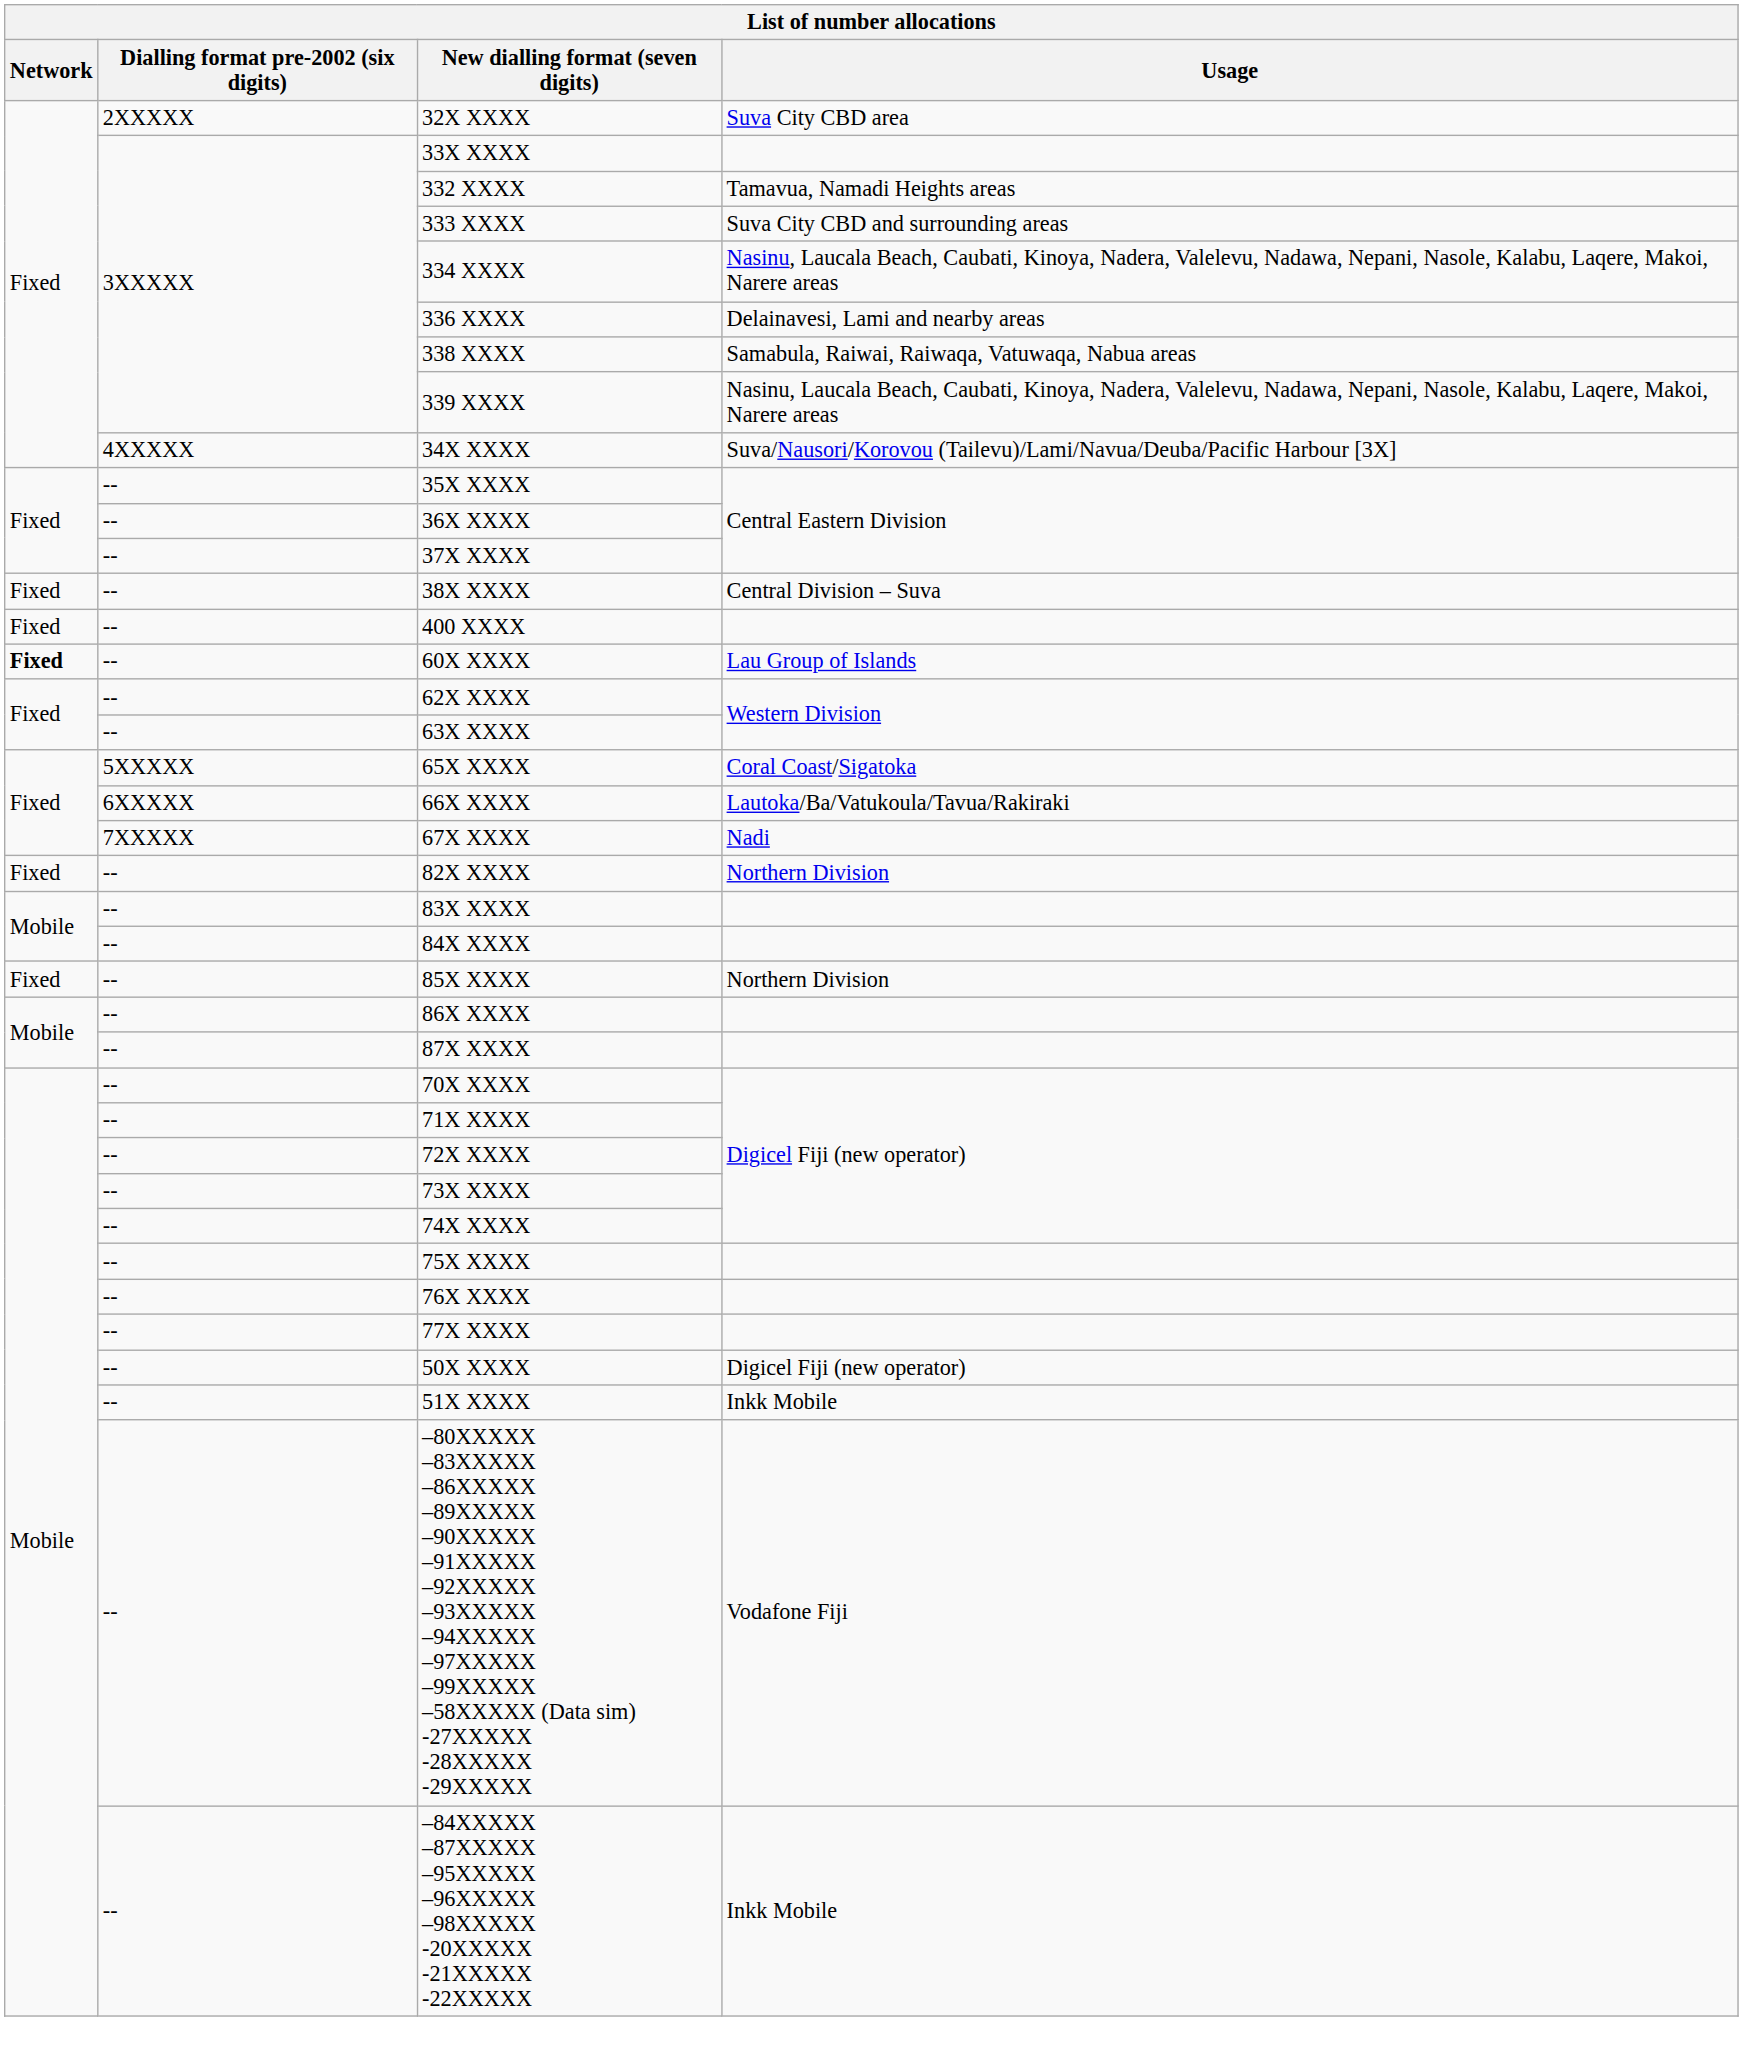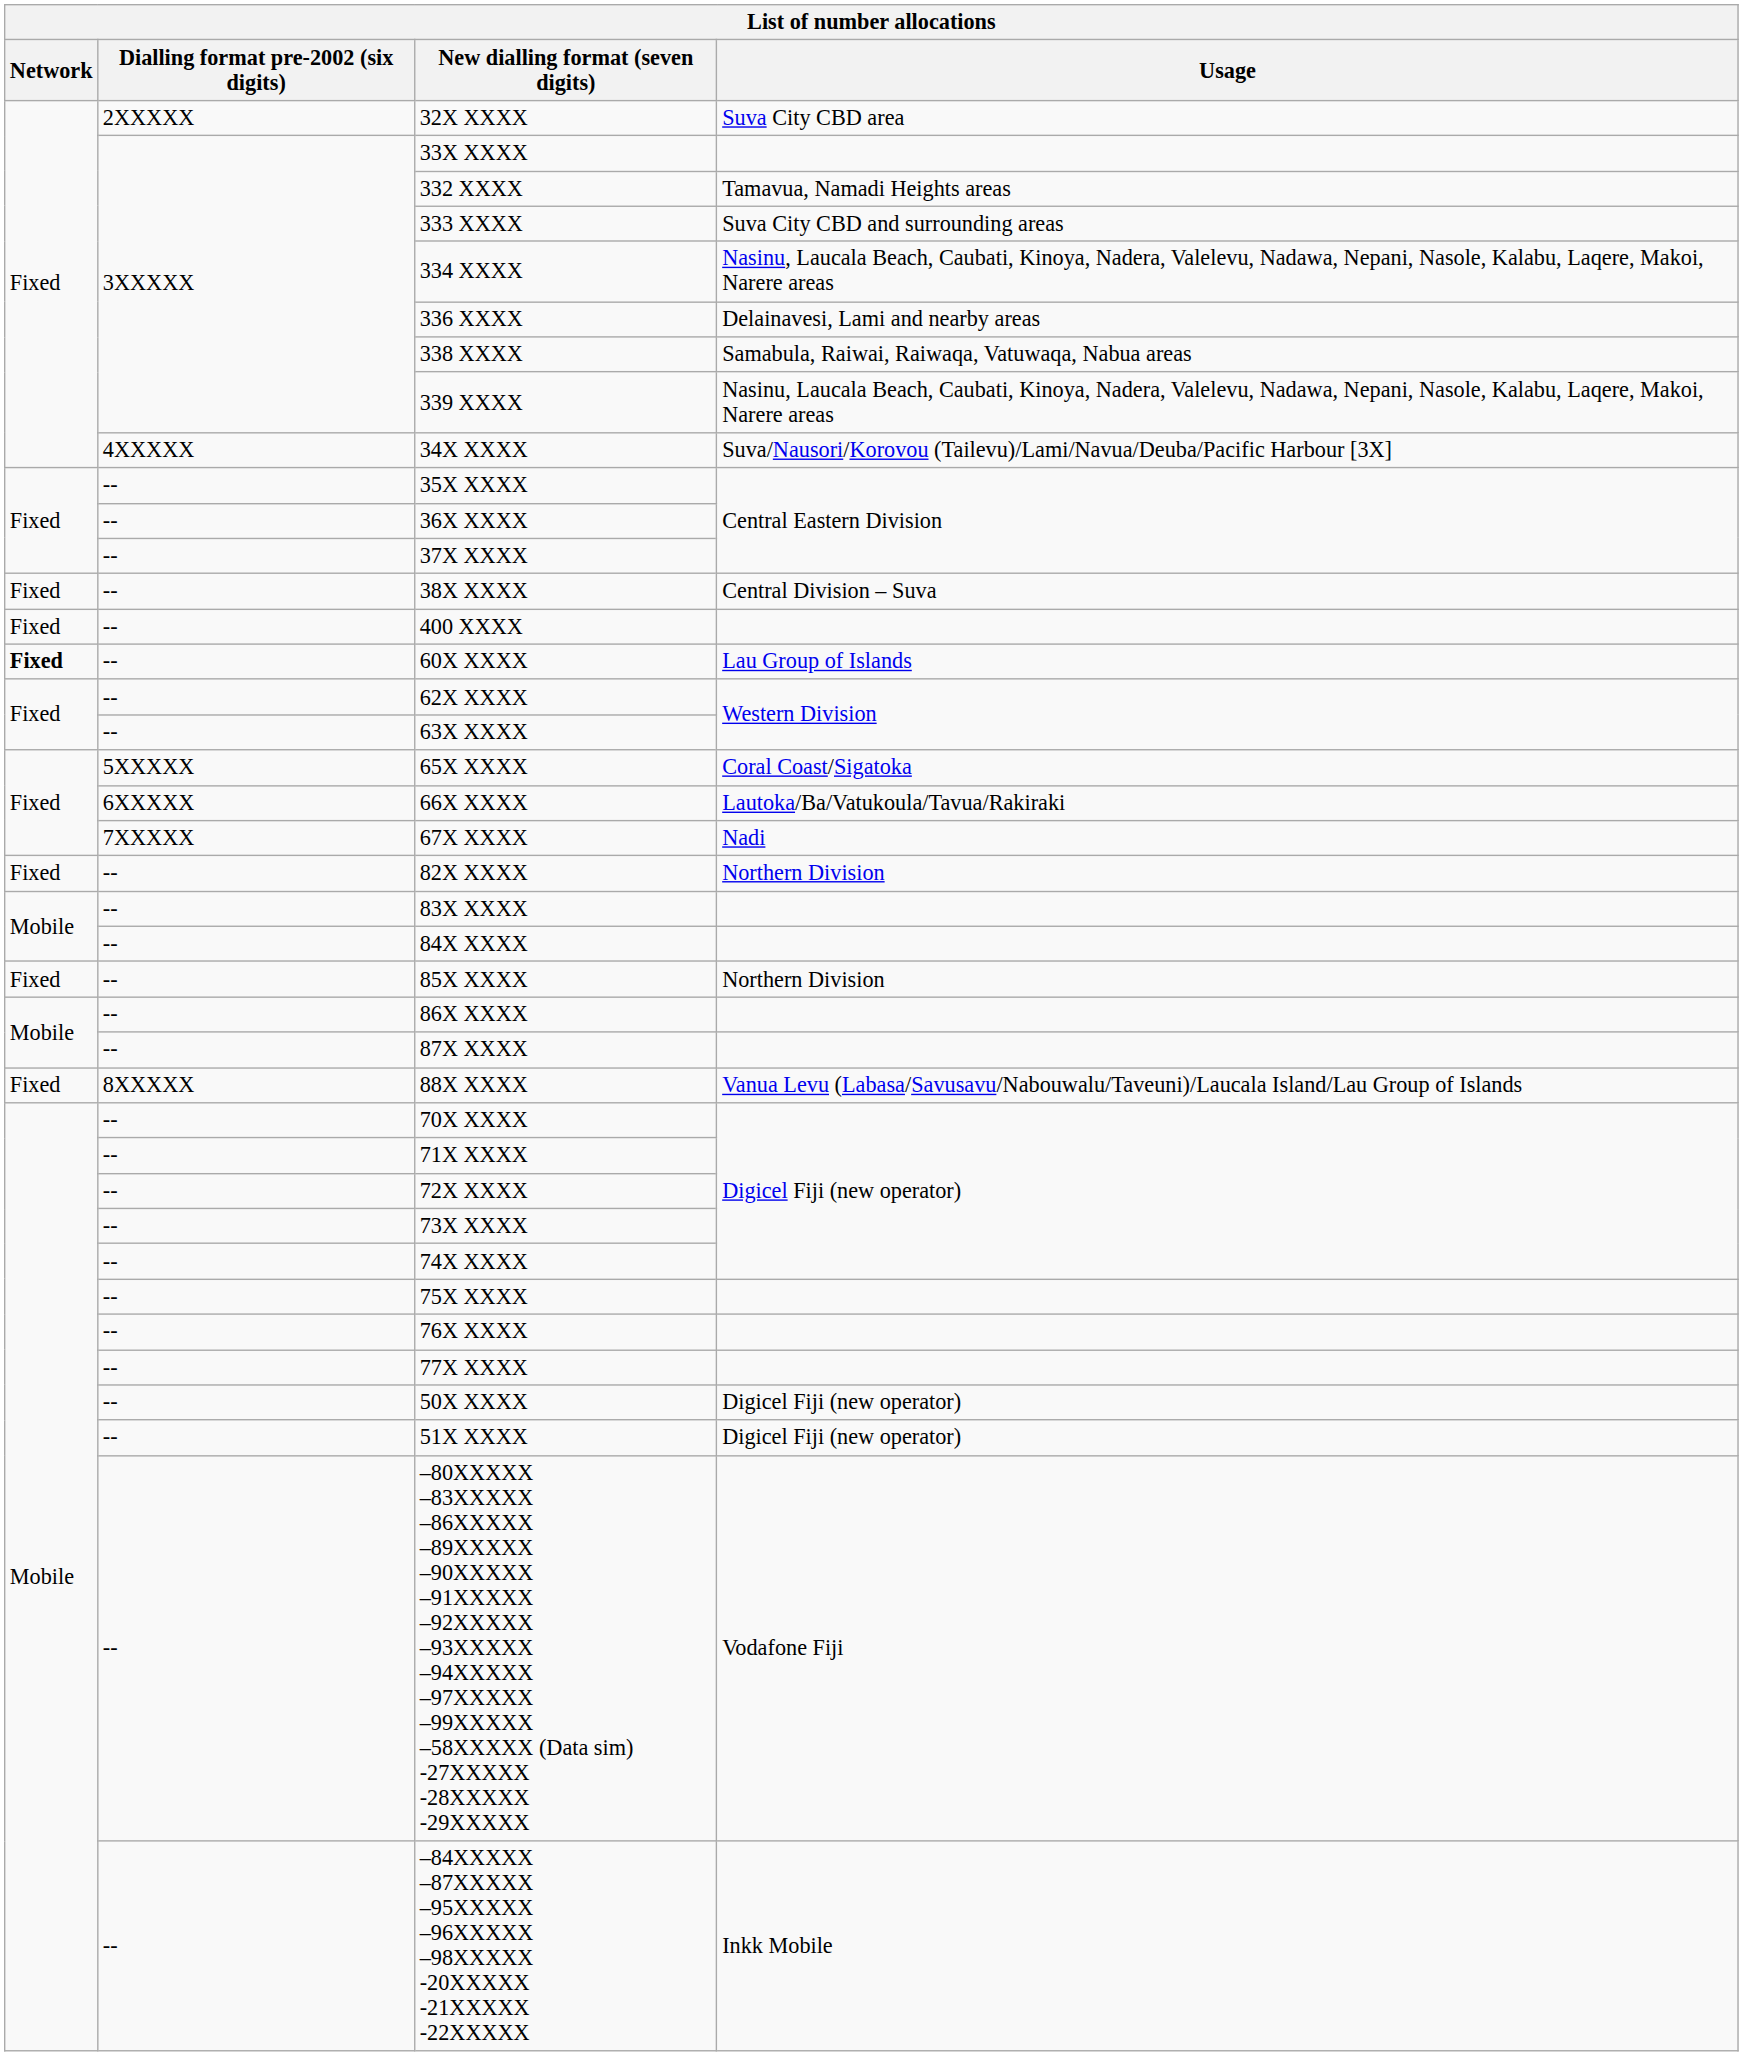+ row: (474, 1084)
(782, 1402) Inkk Mobile -> (842, 1437) Digicel Fiji (new operator)
